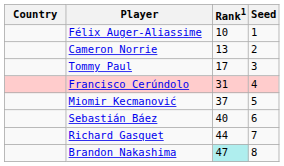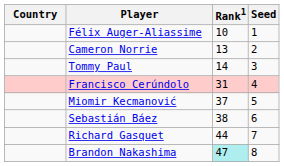(222, 67) 17 -> (222, 67) 14
(222, 119) 40 -> (222, 119) 38
